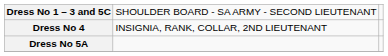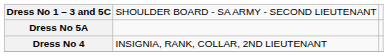rows swapped: (59, 43) <-> (59, 28)
